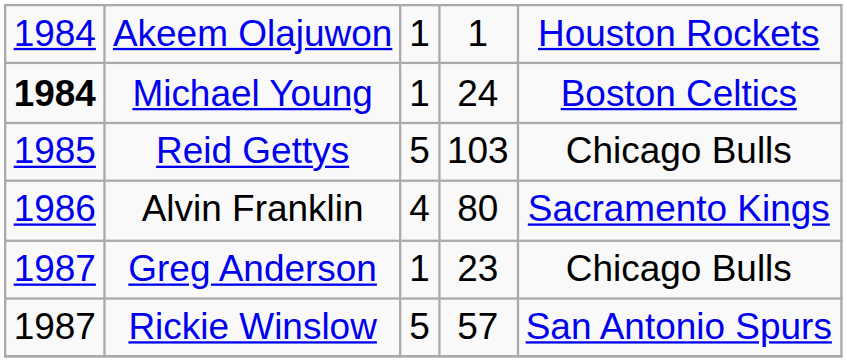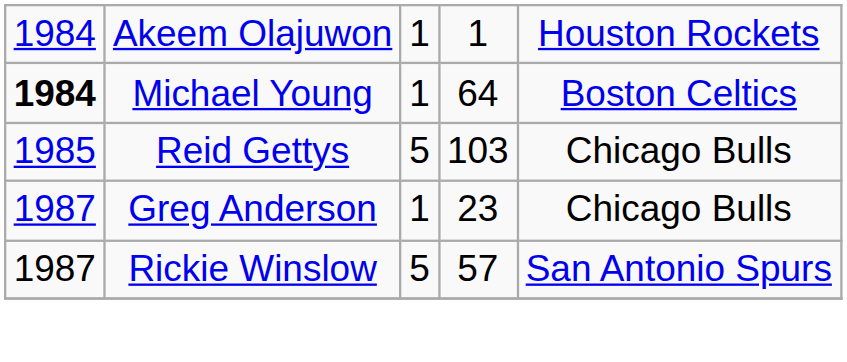(478, 92) 24 -> (478, 92) 64
- row: (253, 209)
